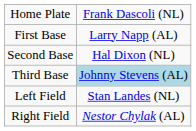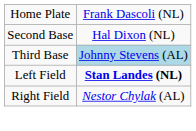- row: (40, 34)
(133, 95) normal -> (133, 75) bold
